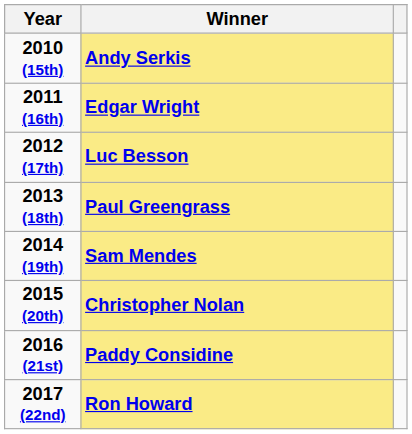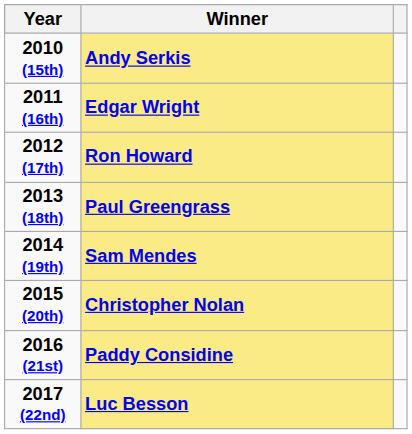(137, 157) Luc Besson -> (139, 157) Ron Howard
(139, 404) Ron Howard -> (137, 404) Luc Besson
